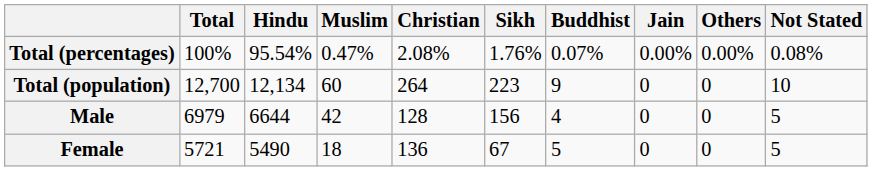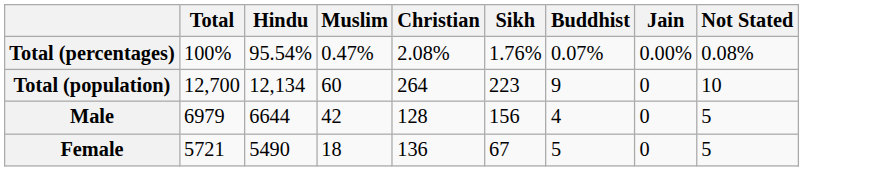- column: (731, 20)
